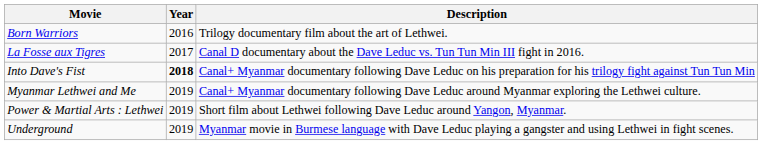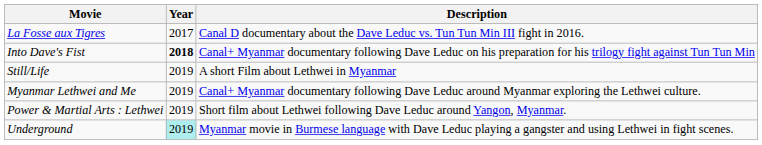- row: (43, 33)
+ row: (28, 71)
(181, 129) no background -> (181, 129) paleturquoise background
